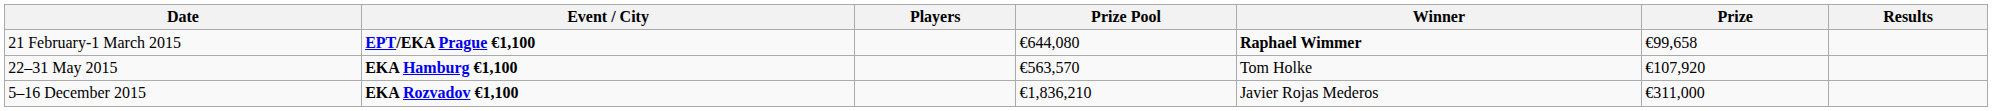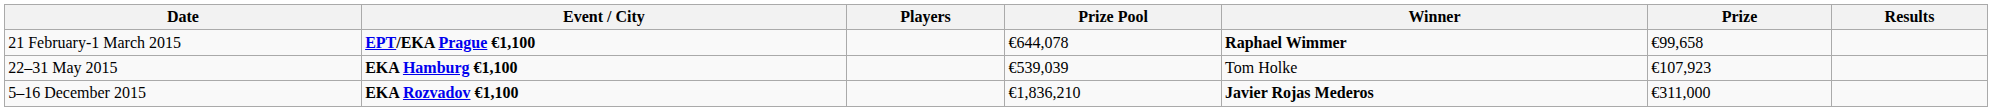(1049, 42) €644,080 -> (1038, 42) €644,078
(1049, 67) €563,570 -> (1038, 67) €539,039
(1675, 67) €107,920 -> (1681, 67) €107,923
(1309, 93) normal -> (1299, 93) bold
